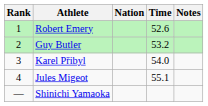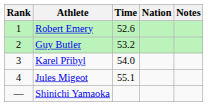columns swapped: (129, 12) <-> (160, 12)
